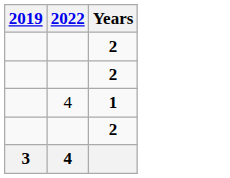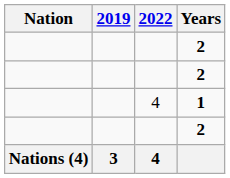+ column: (49, 18)
